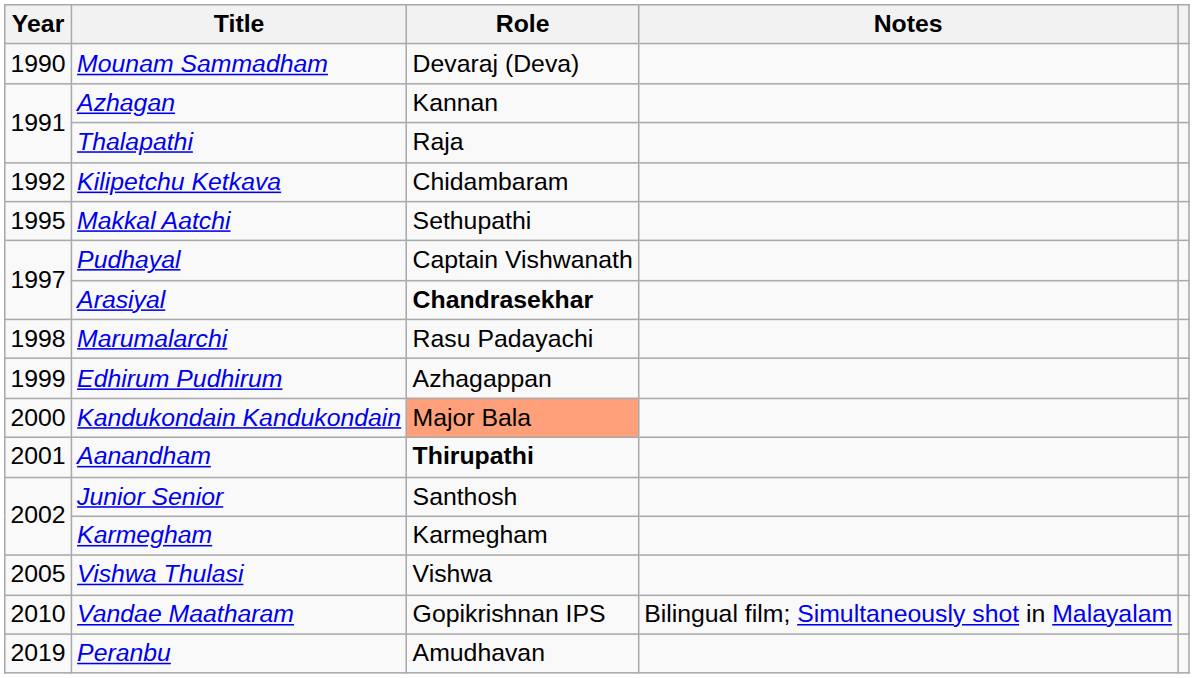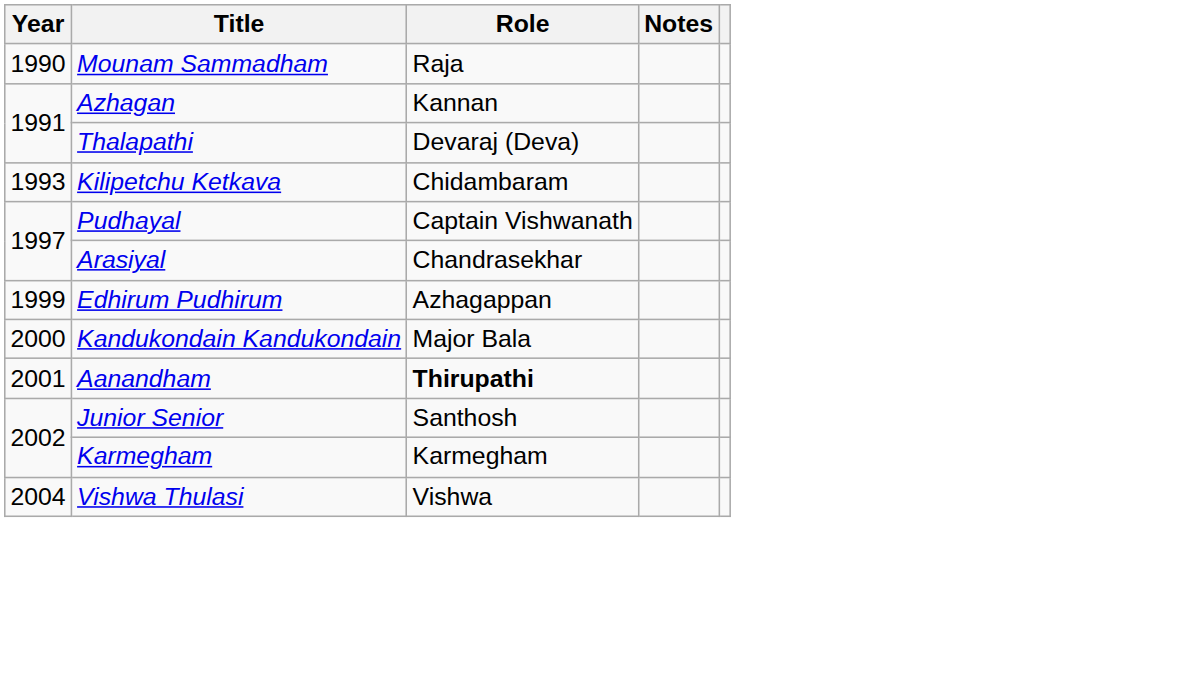(496, 63) Devaraj (Deva) -> (438, 63) Raja
(438, 142) Raja -> (496, 142) Devaraj (Deva)
(38, 181) 1992 -> (38, 181) 1993
- row: (154, 220)
(503, 299) bold -> (497, 260) normal
- row: (152, 338)
(472, 417) lightsalmon background -> (472, 338) no background
(38, 574) 2005 -> (38, 496) 2004
- row: (186, 614)
- row: (124, 653)
